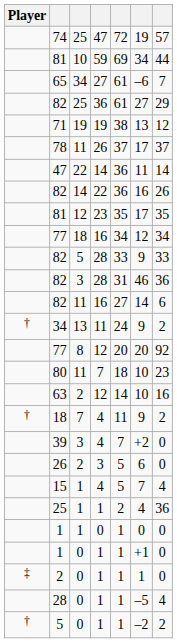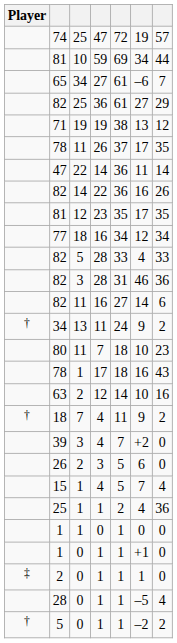(162, 147) 37 -> (162, 147) 35
(141, 258) 9 -> (141, 258) 4
- row: (60, 350)
+ row: (60, 372)
